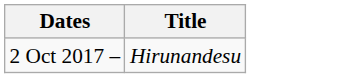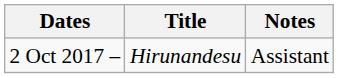+ column: (290, 21)
